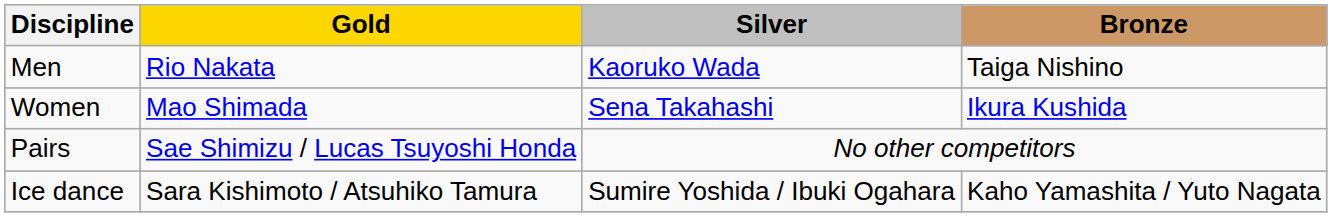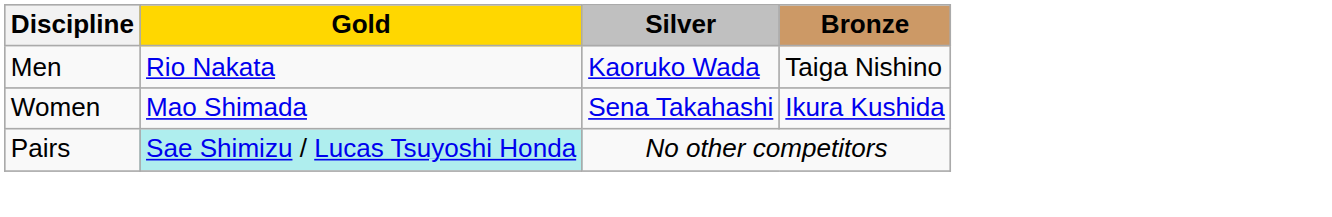(361, 149) no background -> (361, 149) paleturquoise background
- row: (67, 190)
